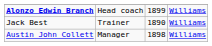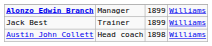(120, 11) Head coach -> (114, 11) Manager
(156, 23) 1890 -> (156, 23) 1899
(114, 36) Manager -> (120, 36) Head coach
